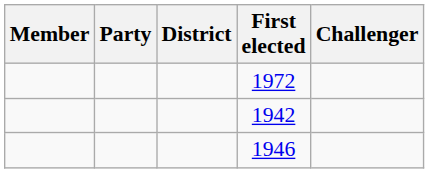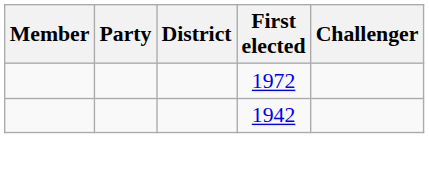- row: (274, 149)
